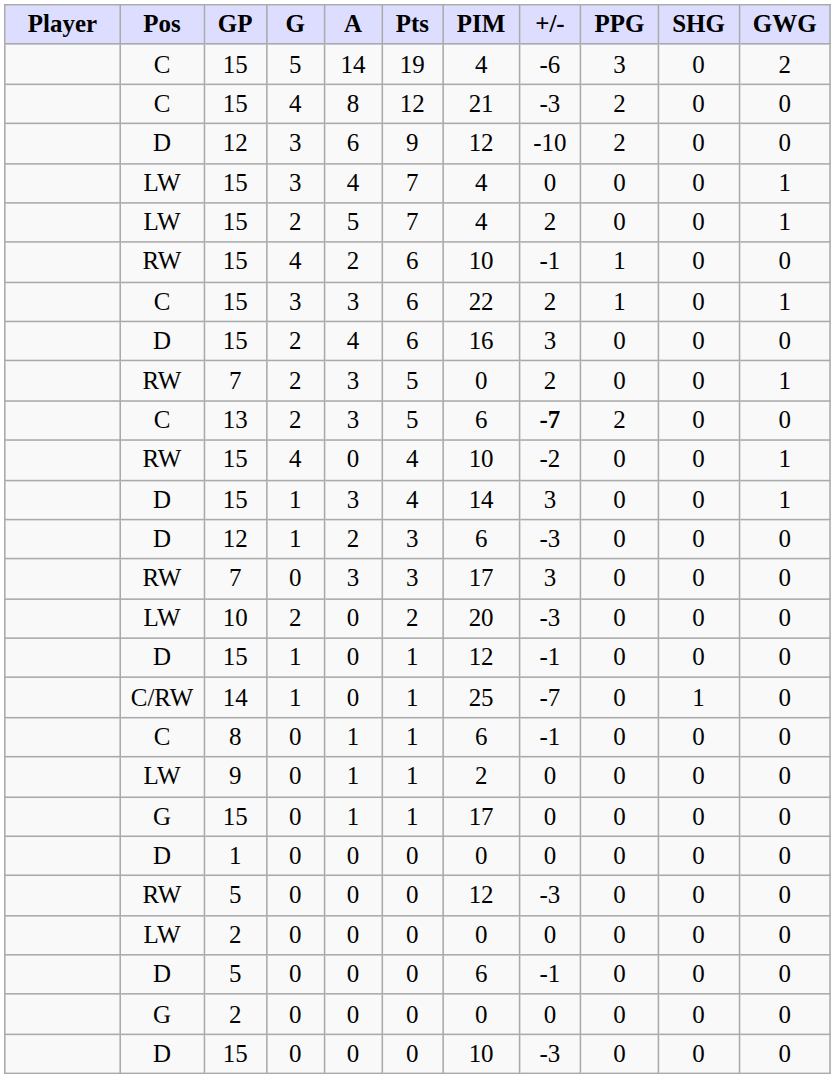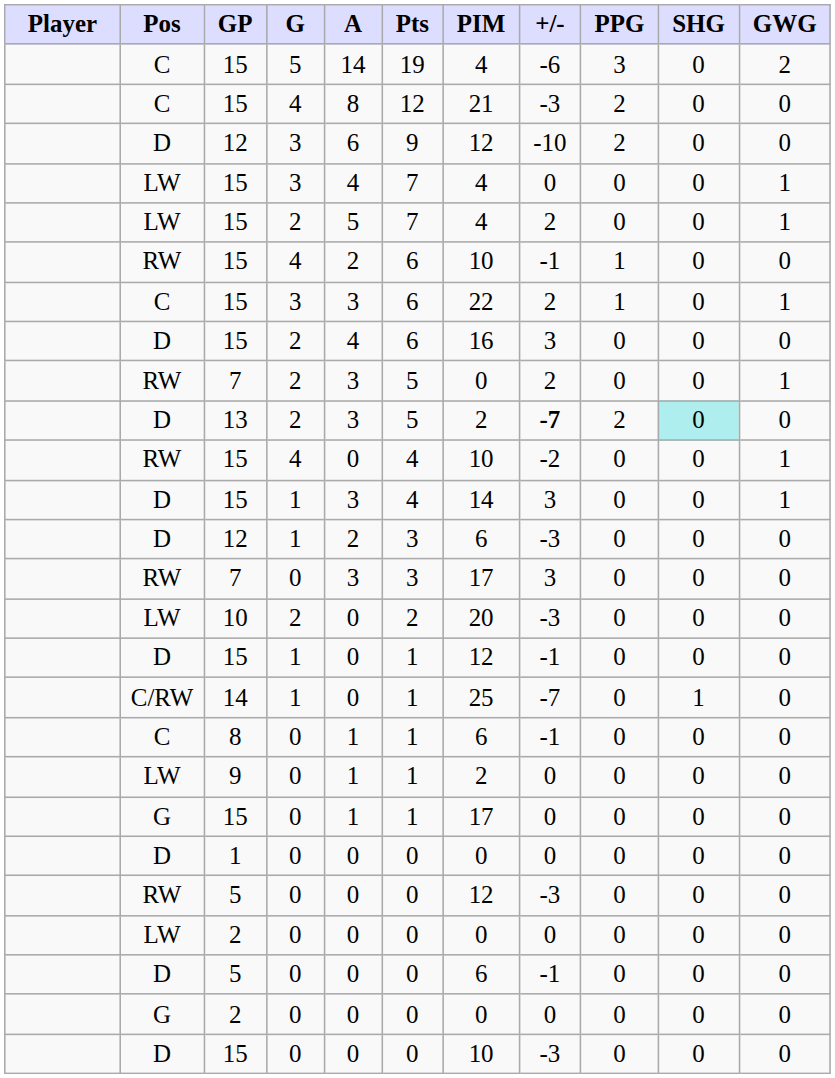(162, 420) C -> (162, 420) D
(481, 420) 6 -> (481, 420) 2
(699, 420) no background -> (699, 420) paleturquoise background
